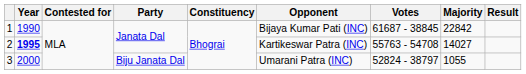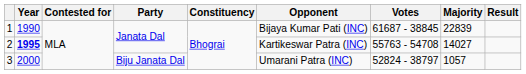(457, 28) 22842 -> (457, 28) 22839
(455, 61) 1055 -> (455, 61) 1057
